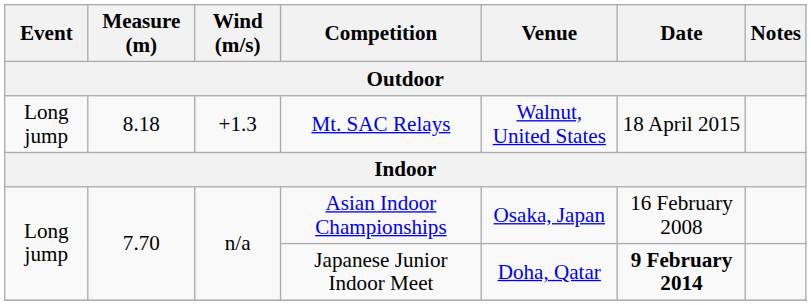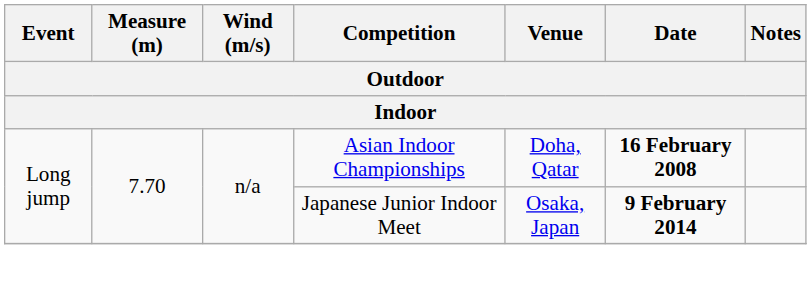- row: (381, 123)
(549, 214) Osaka, Japan -> (555, 157) Doha, Qatar
(681, 214) normal -> (675, 157) bold
(549, 271) Doha, Qatar -> (555, 214) Osaka, Japan
